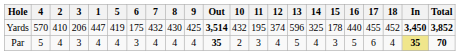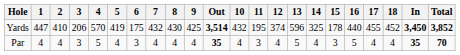columns swapped: (98, 12) <-> (41, 12)
(239, 43) 2 -> (239, 43) 4
(373, 43) 6 -> (373, 43) 4
(415, 43) khaki background -> (415, 43) no background
